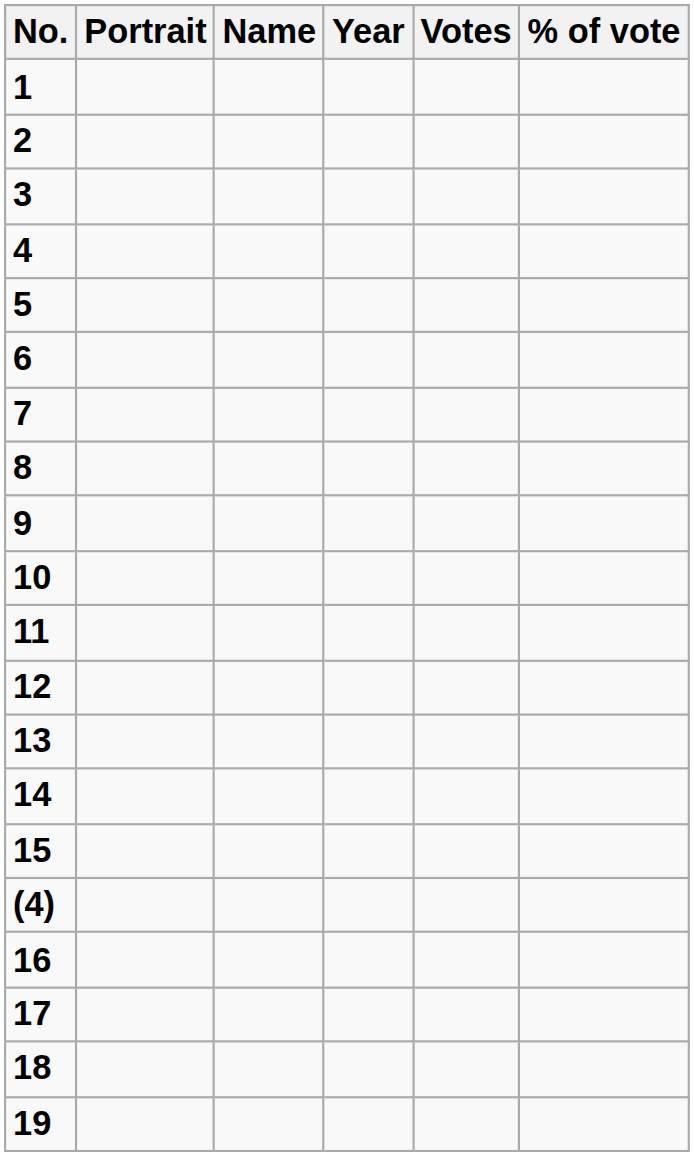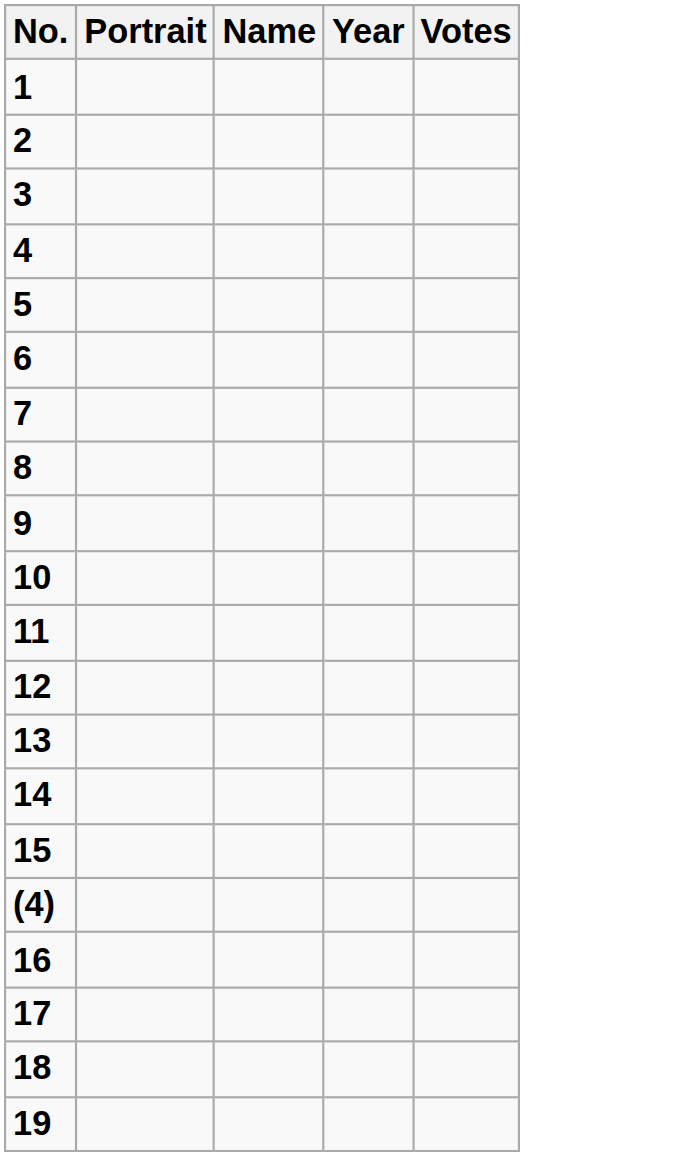- column: (604, 31)
